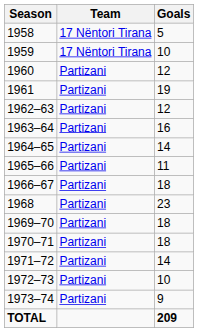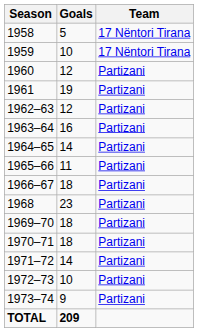columns swapped: (105, 14) <-> (174, 14)
